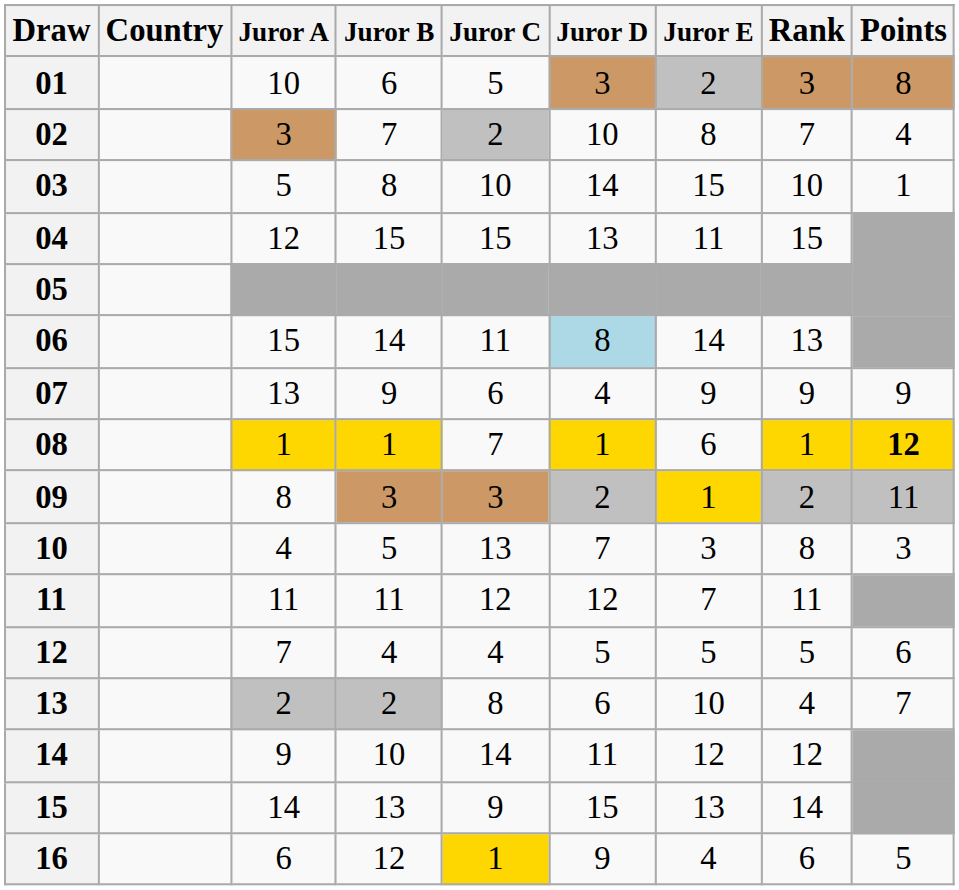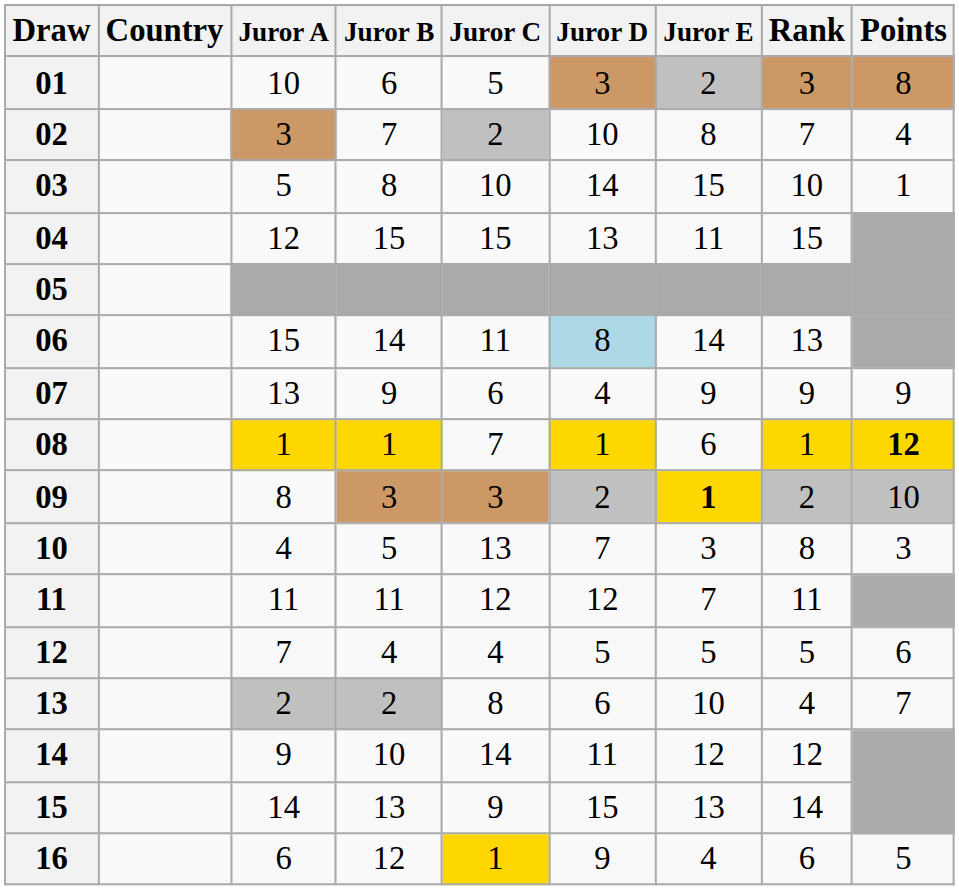(709, 496) normal -> (709, 496) bold
(904, 496) 11 -> (904, 496) 10
